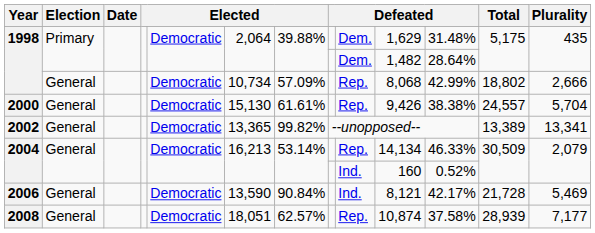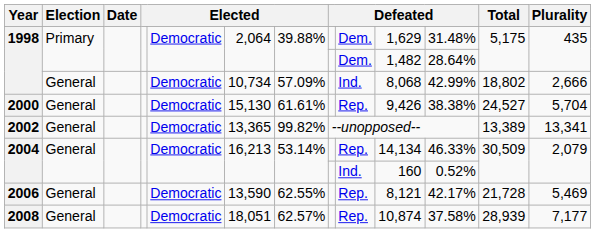(353, 82) Rep. -> (350, 82) Ind.
(504, 104) 24,557 -> (504, 104) 24,527
(301, 194) 90.84% -> (301, 194) 62.55%
(350, 194) Ind. -> (353, 194) Rep.
